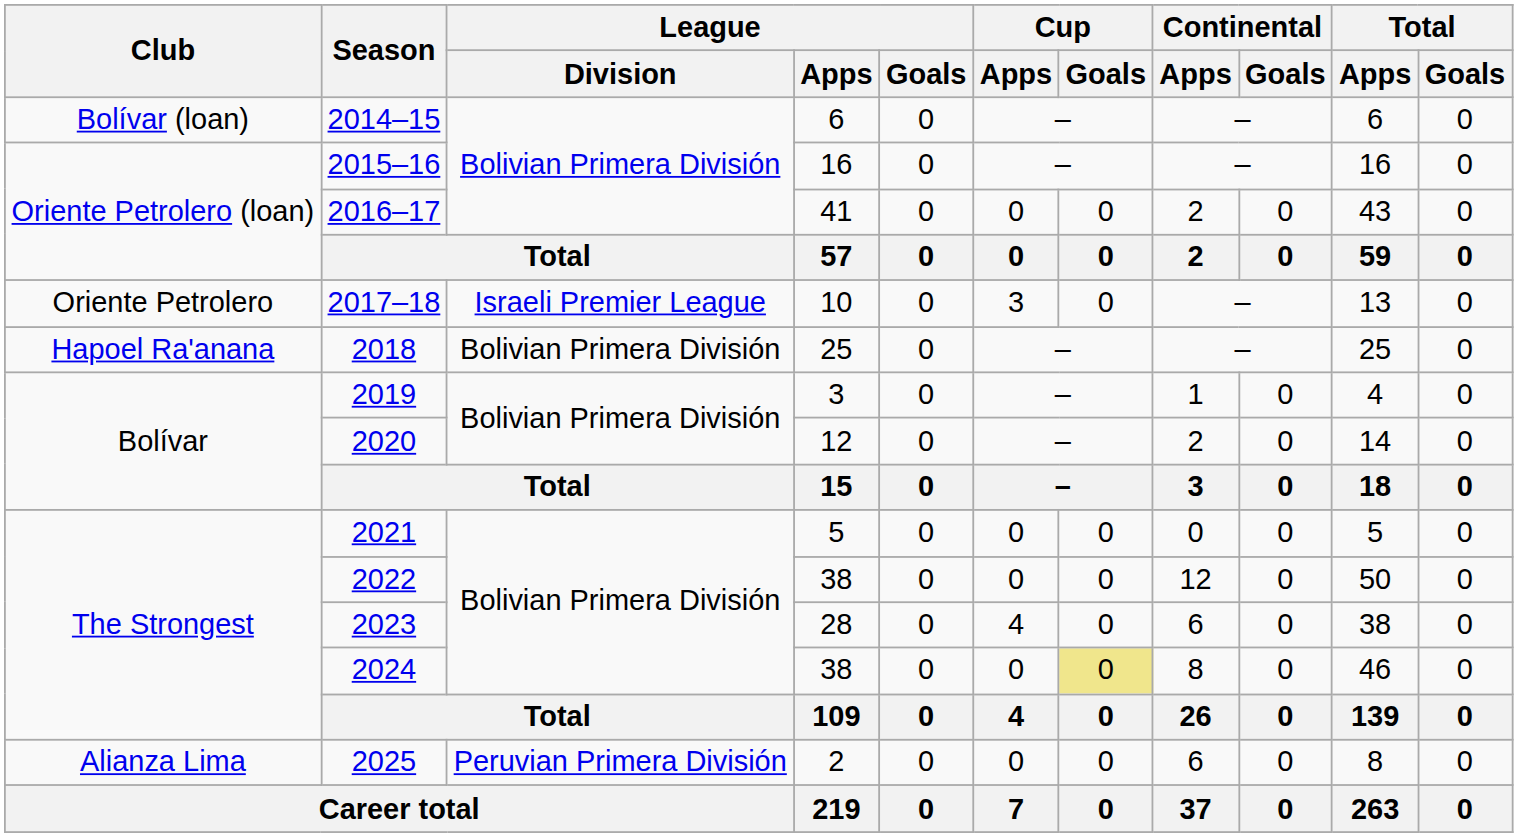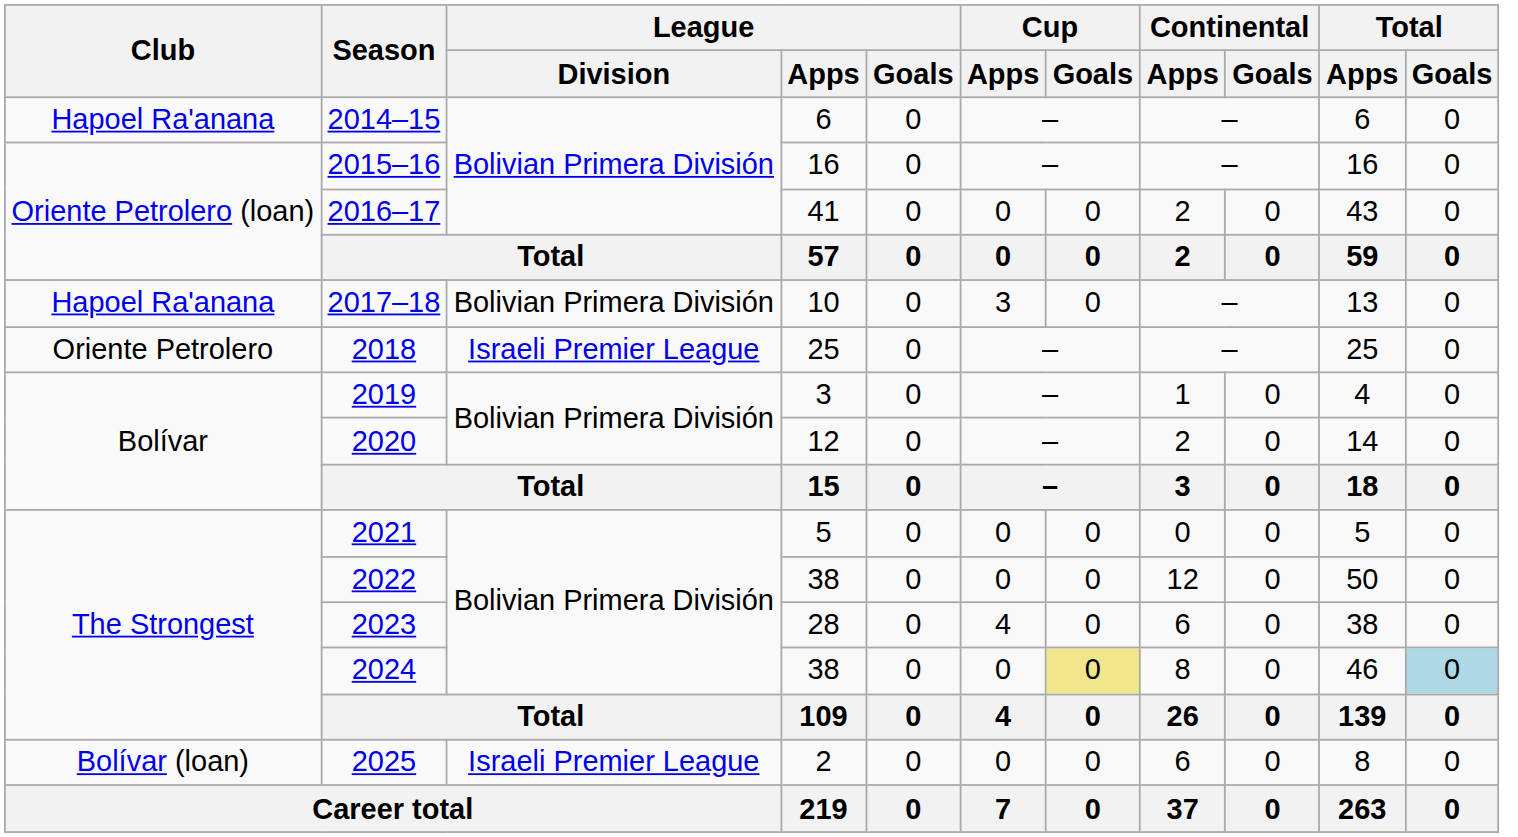(163, 119) Bolívar (loan) -> (163, 119) Hapoel Ra'anana
(163, 303) Oriente Petrolero -> (163, 303) Hapoel Ra'anana
(620, 303) Israeli Premier League -> (614, 303) Bolivian Primera División
(163, 348) Hapoel Ra'anana -> (163, 348) Oriente Petrolero
(620, 348) Bolivian Primera División -> (614, 348) Israeli Premier League
(1465, 670) no background -> (1452, 670) lightblue background
(163, 762) Alianza Lima -> (163, 762) Bolívar (loan)
(620, 762) Peruvian Primera División -> (614, 762) Israeli Premier League
